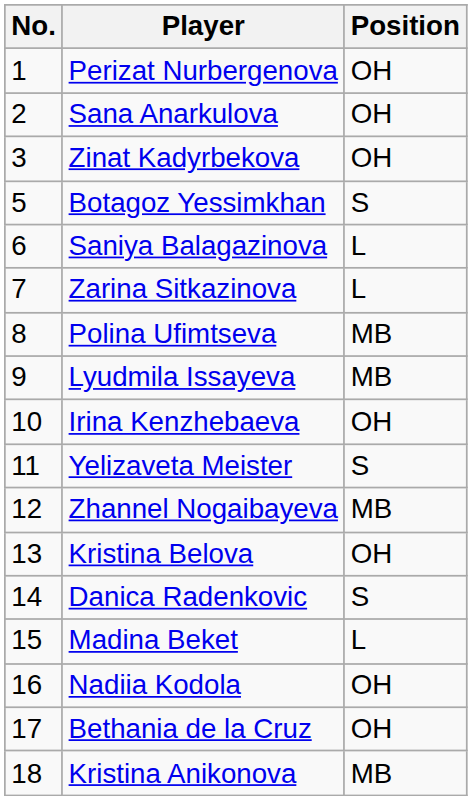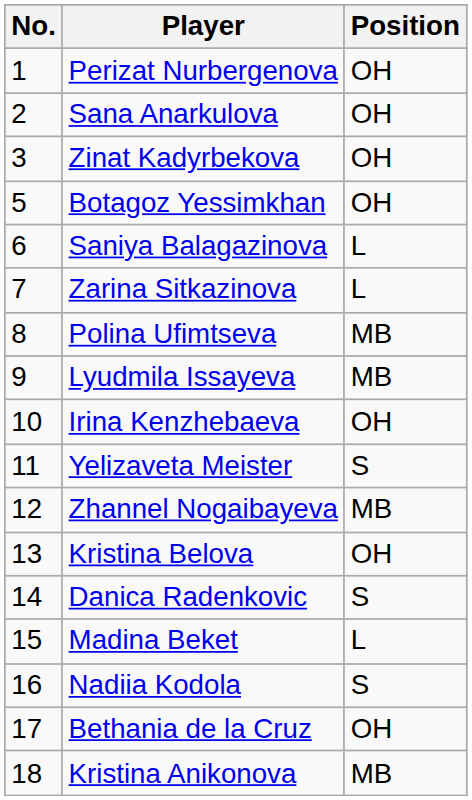(360, 202) S -> (371, 202) OH
(371, 684) OH -> (360, 684) S
